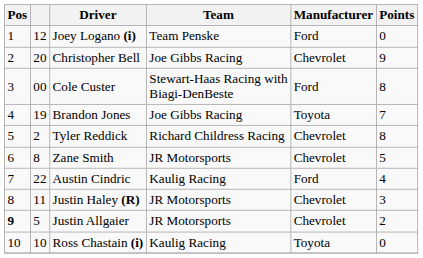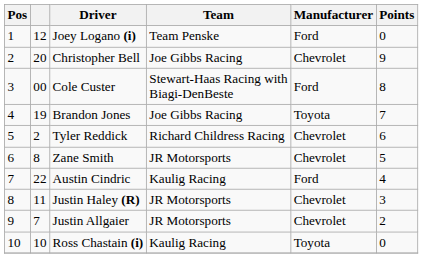(382, 135) 8 -> (382, 135) 6
(11, 220) bold -> (11, 220) normal
(37, 220) 5 -> (37, 220) 7
